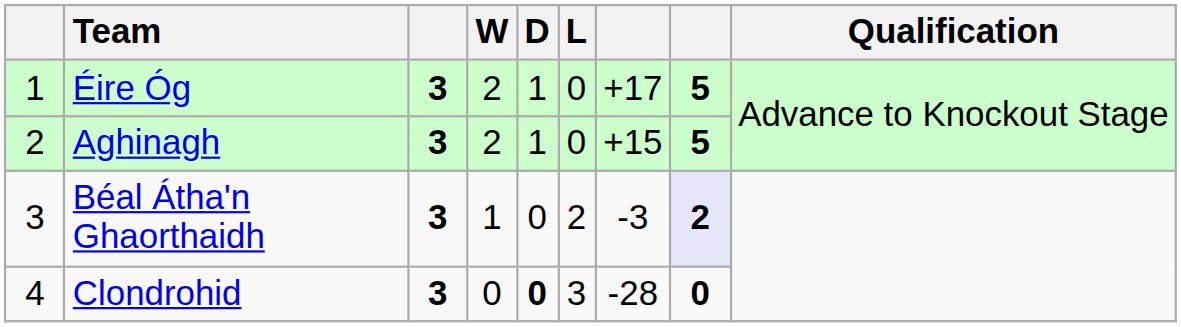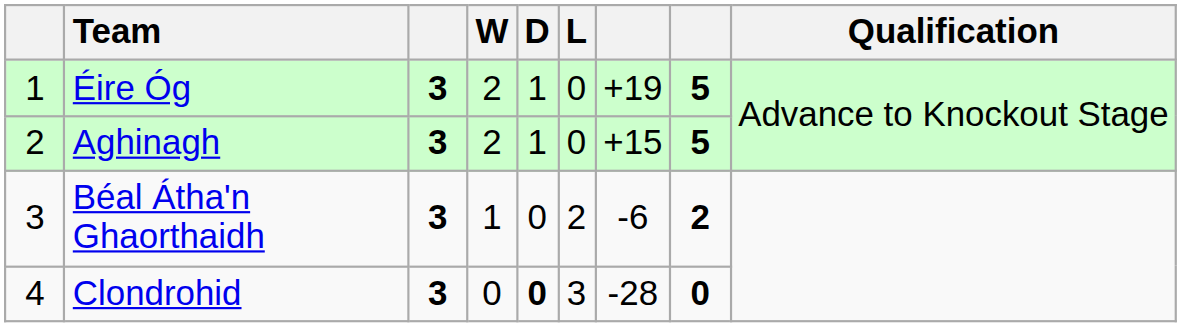(633, 87) +17 -> (633, 87) +19
(633, 217) -3 -> (633, 217) -6
(700, 217) lavender background -> (700, 217) no background
